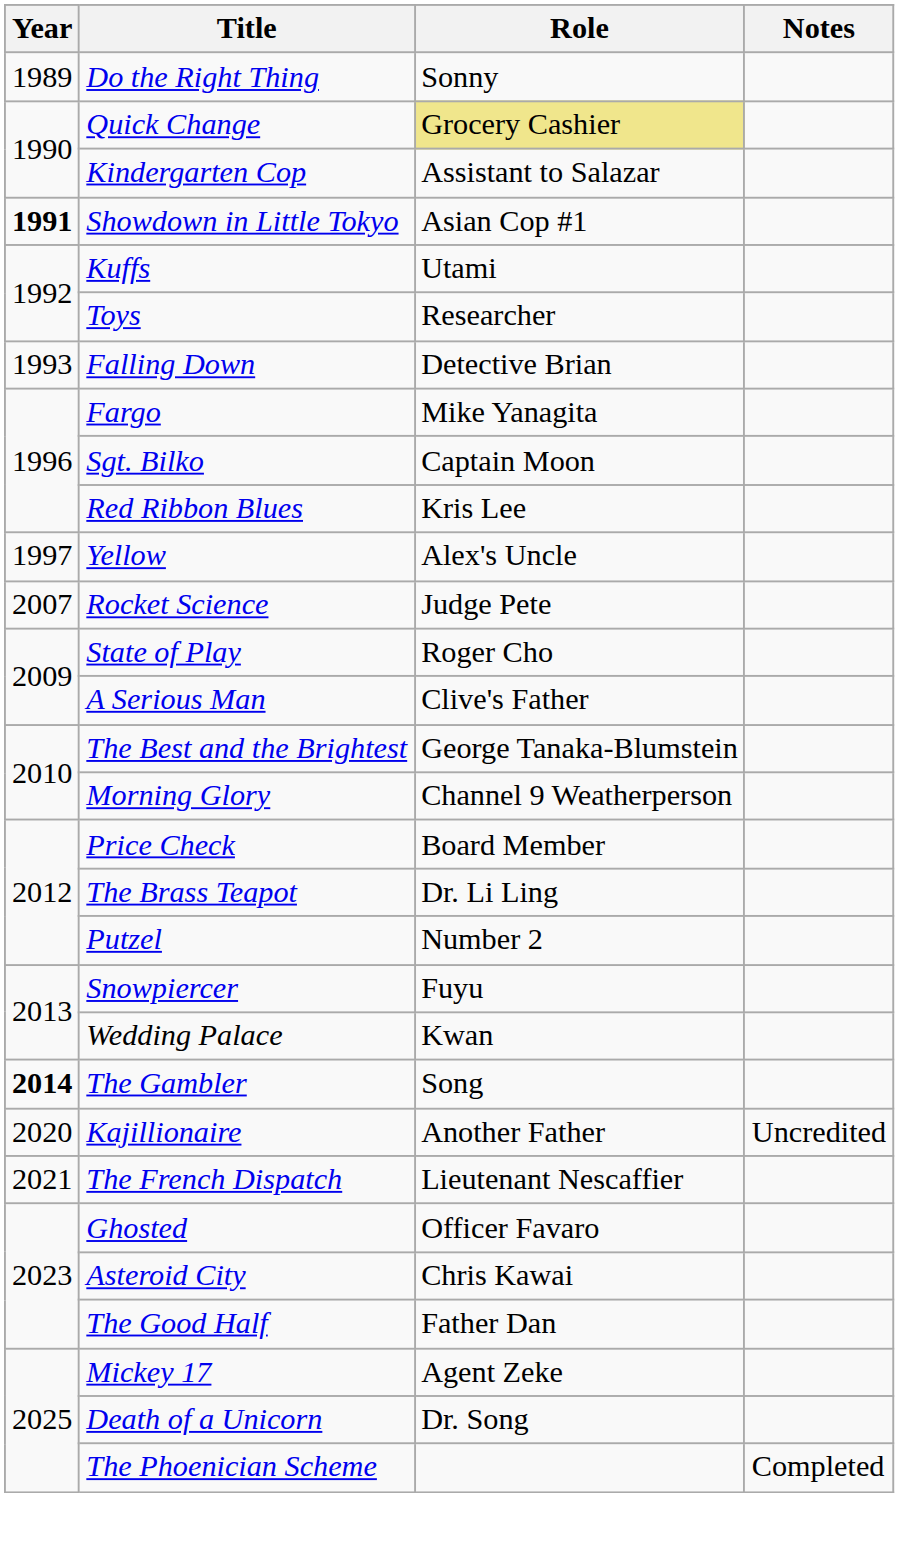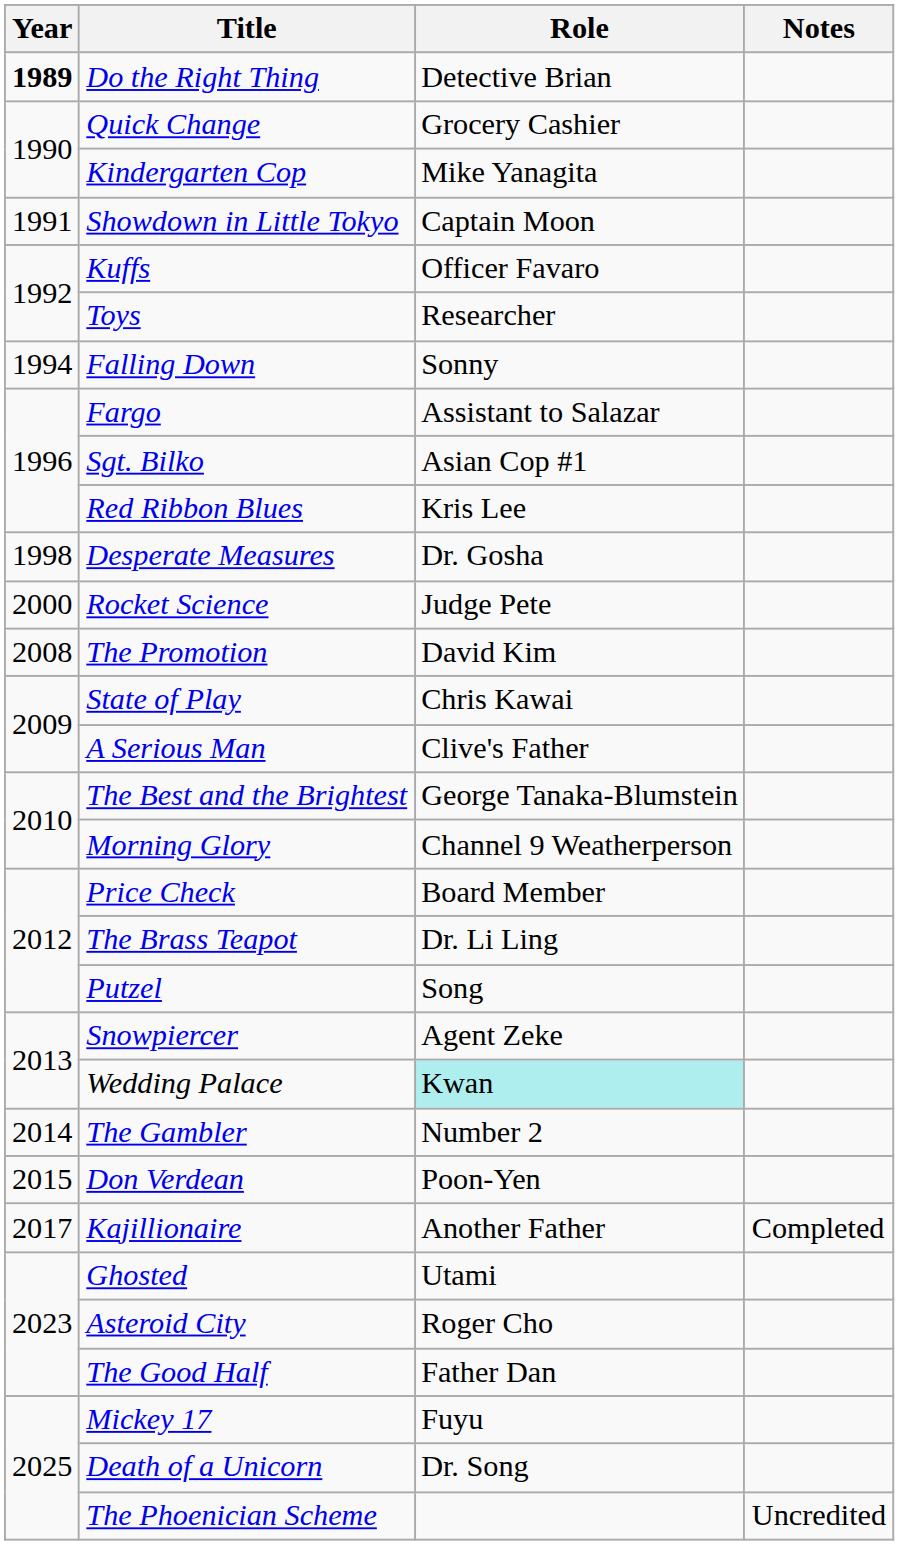(42, 76) normal -> (42, 76) bold
(460, 76) Sonny -> (516, 76) Detective Brian
(521, 124) khaki background -> (521, 124) no background
(540, 172) Assistant to Salazar -> (509, 172) Mike Yanagita
(42, 220) bold -> (42, 220) normal
(504, 220) Asian Cop #1 -> (508, 220) Captain Moon
(459, 268) Utami -> (510, 268) Officer Favaro
(42, 364) 1993 -> (42, 364) 1994
(516, 364) Detective Brian -> (460, 364) Sonny
(509, 412) Mike Yanagita -> (540, 412) Assistant to Salazar
(508, 460) Captain Moon -> (504, 460) Asian Cop #1
- row: (126, 556)
+ row: (210, 556)
(42, 603) 2007 -> (42, 603) 2000
+ row: (177, 651)
(487, 651) Roger Cho -> (497, 699) Chris Kawai
(482, 939) Number 2 -> (452, 987) Song
(452, 987) Fuyu -> (492, 1035) Agent Zeke
(457, 1035) no background -> (457, 1083) paleturquoise background
(42, 1083) bold -> (42, 1131) normal
(452, 1083) Song -> (482, 1131) Number 2
+ row: (165, 1179)
(42, 1131) 2020 -> (42, 1227) 2017
(819, 1131) Uncredited -> (818, 1227) Completed
- row: (214, 1179)
(510, 1227) Officer Favaro -> (459, 1275) Utami
(497, 1275) Chris Kawai -> (487, 1323) Roger Cho
(492, 1371) Agent Zeke -> (452, 1419) Fuyu
(818, 1467) Completed -> (819, 1515) Uncredited
